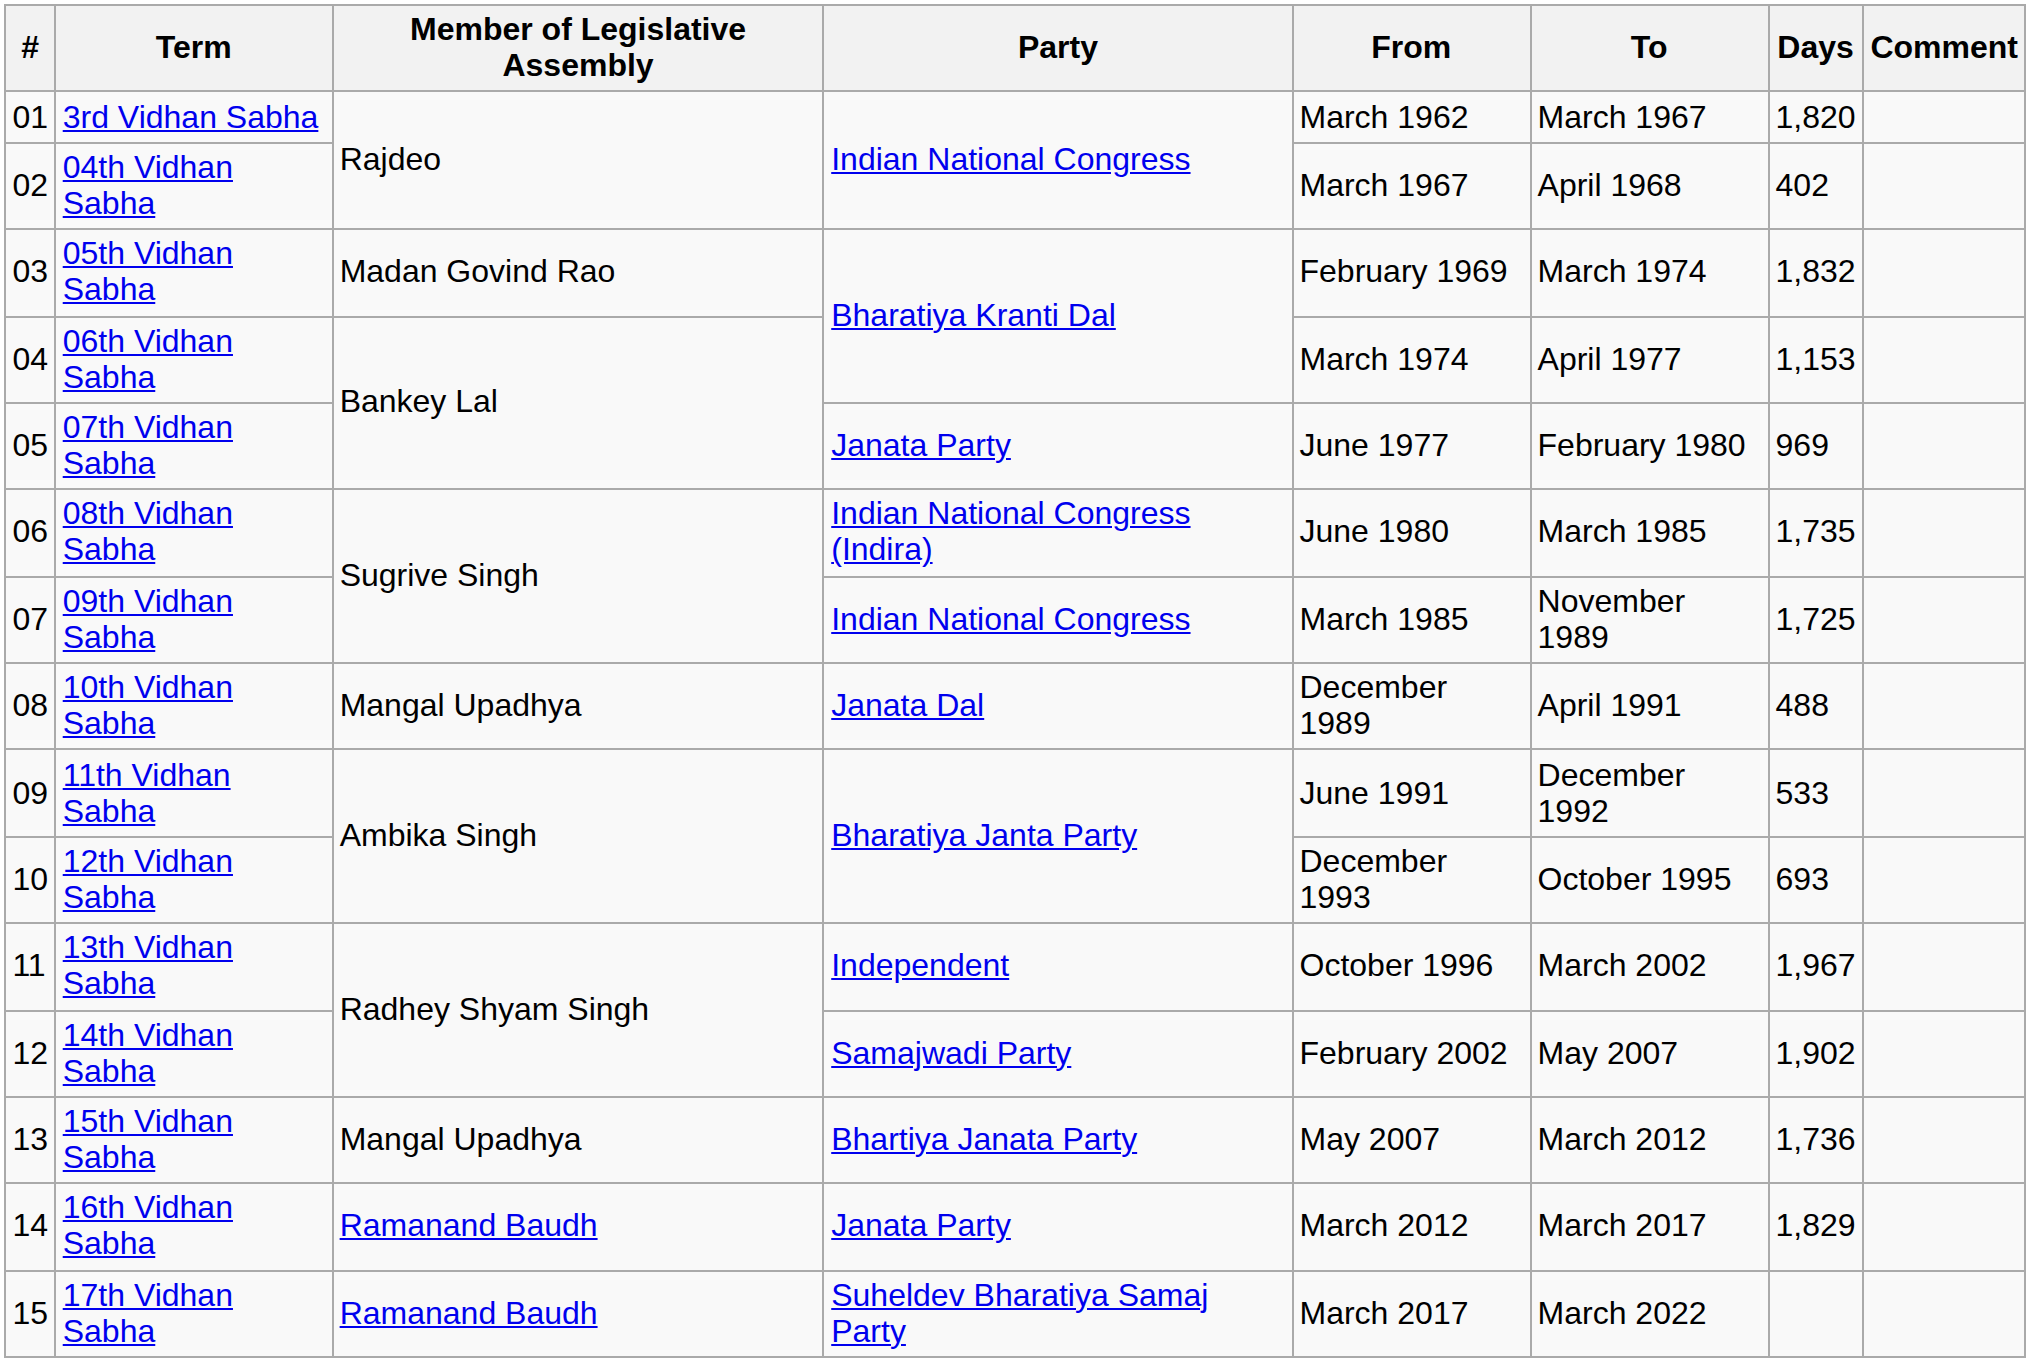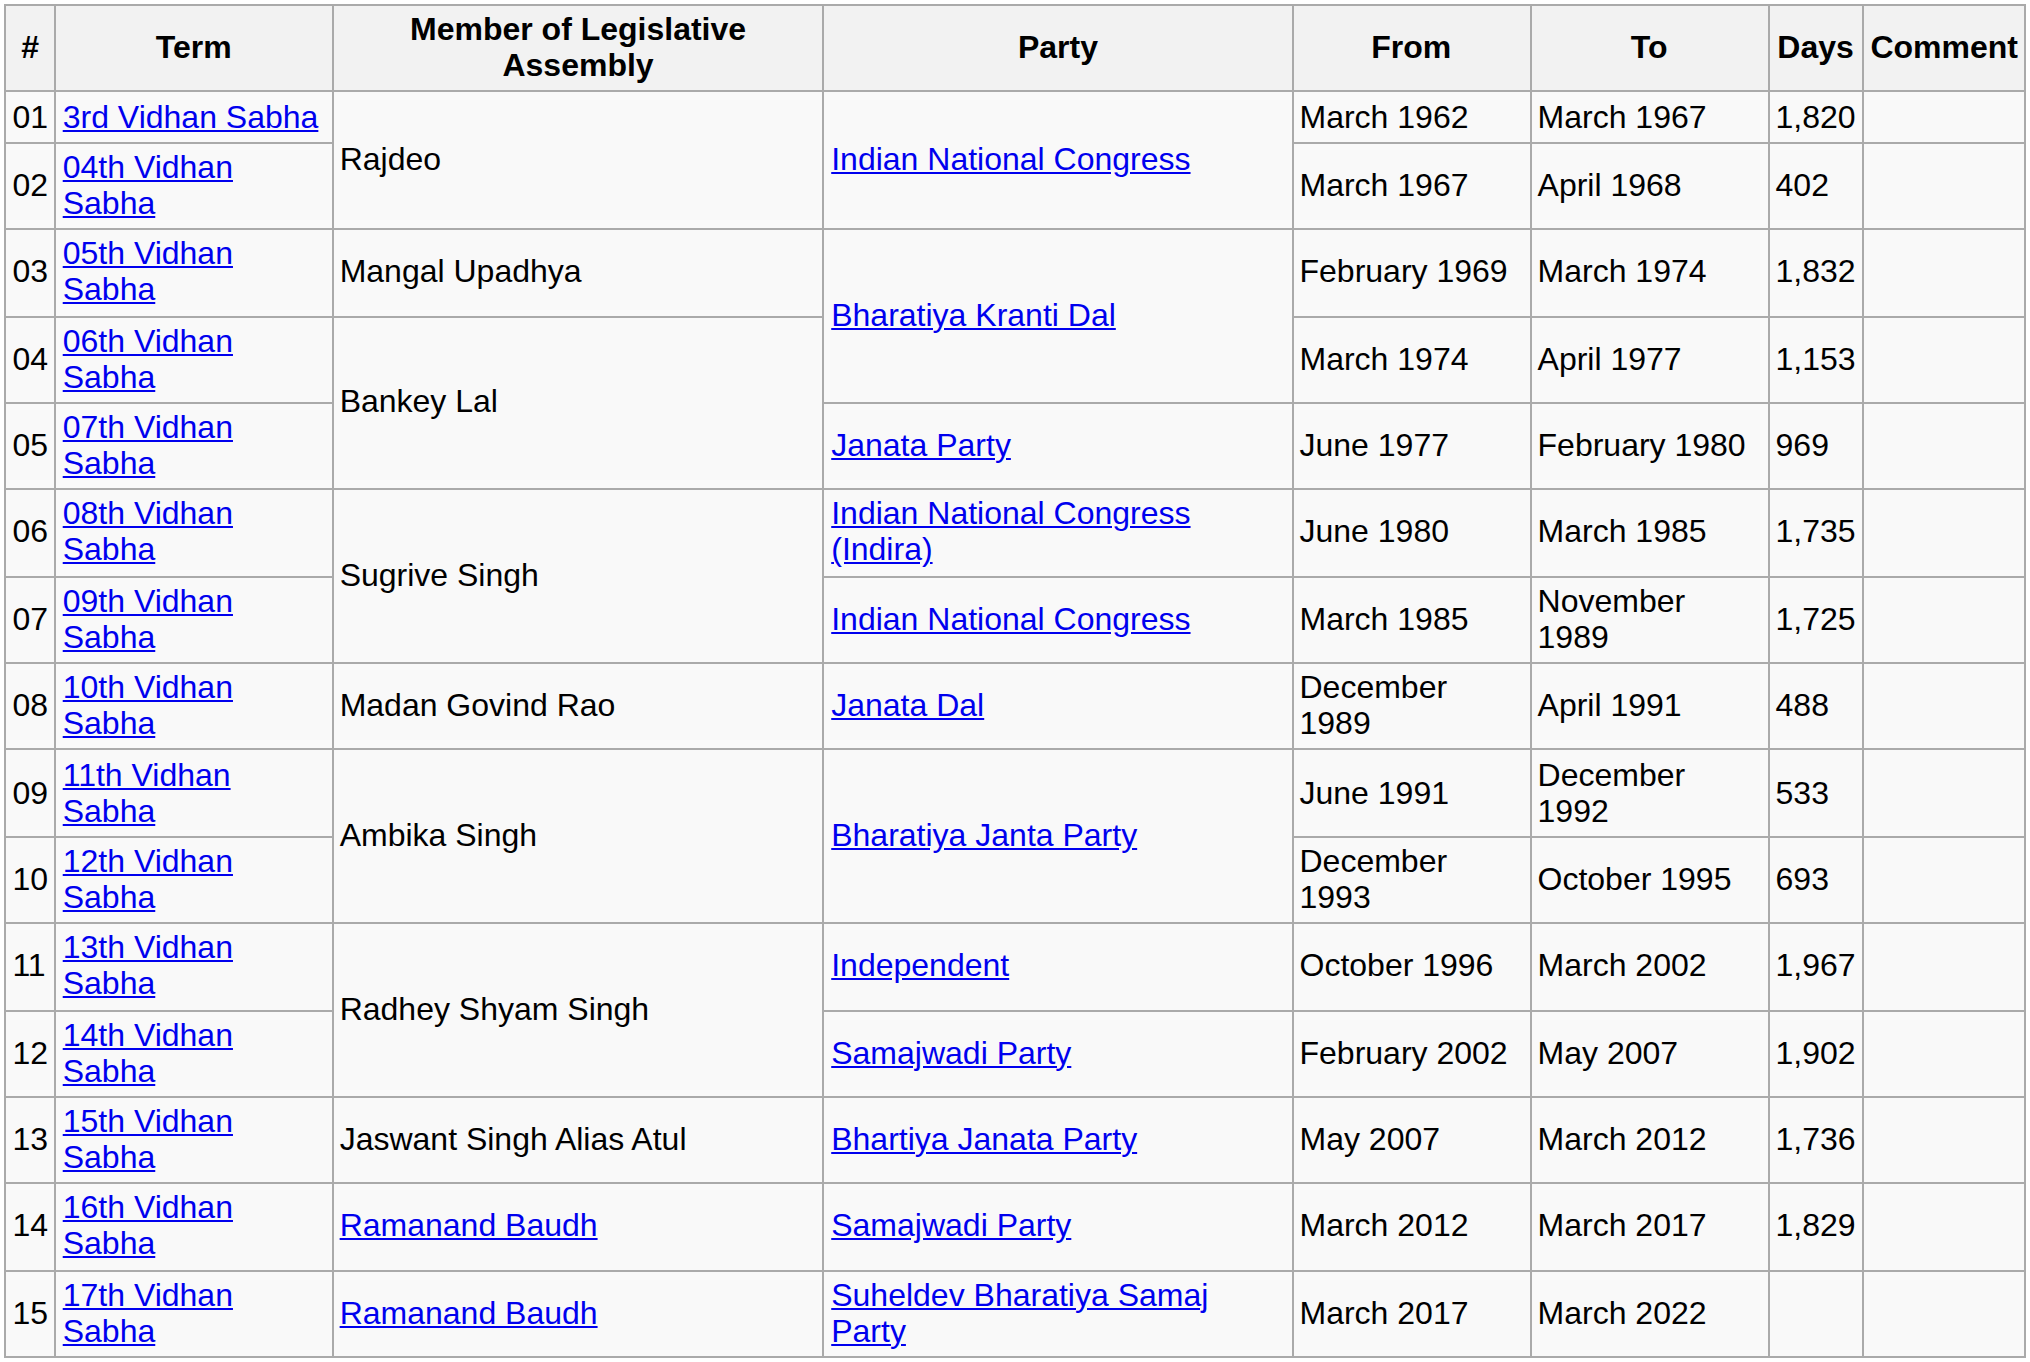(477, 272) Madan Govind Rao -> (461, 272) Mangal Upadhya
(461, 705) Mangal Upadhya -> (477, 705) Madan Govind Rao
(461, 1139) Mangal Upadhya -> (513, 1139) Jaswant Singh Alias Atul
(921, 1226) Janata Party -> (951, 1226) Samajwadi Party
